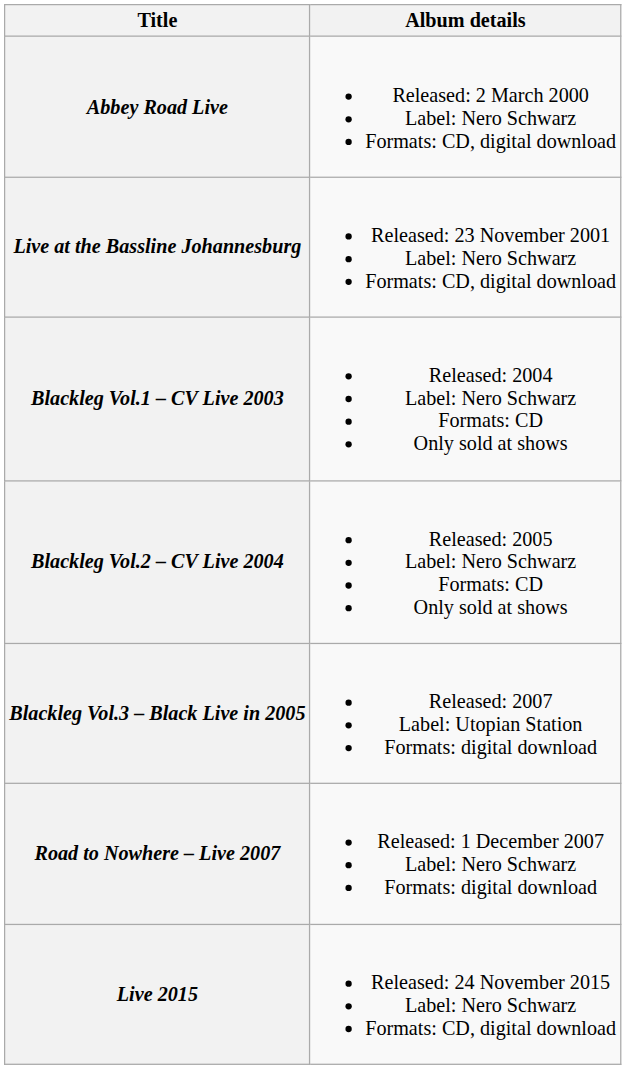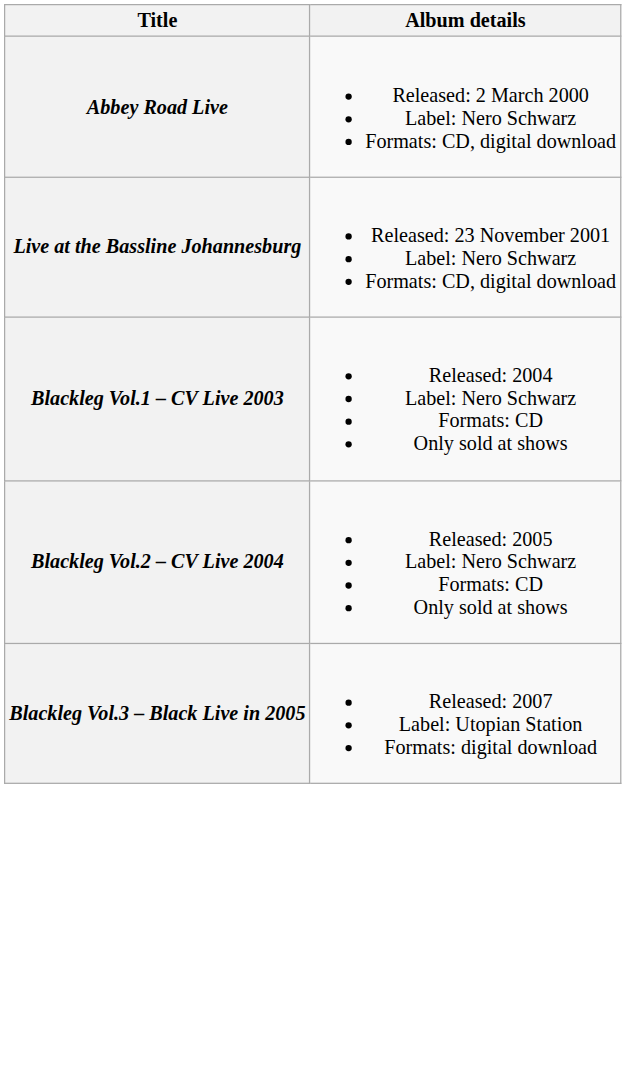- row: (157, 853)
- row: (157, 993)
